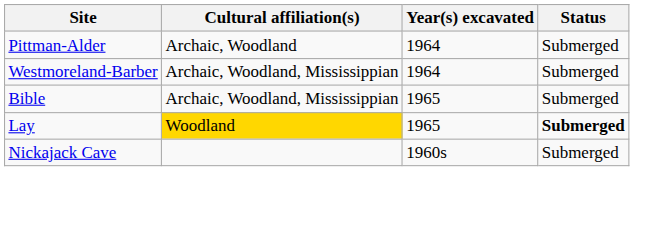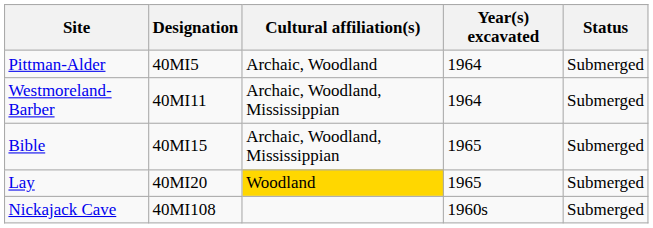+ column: (195, 27)
(583, 125) bold -> (606, 182) normal
